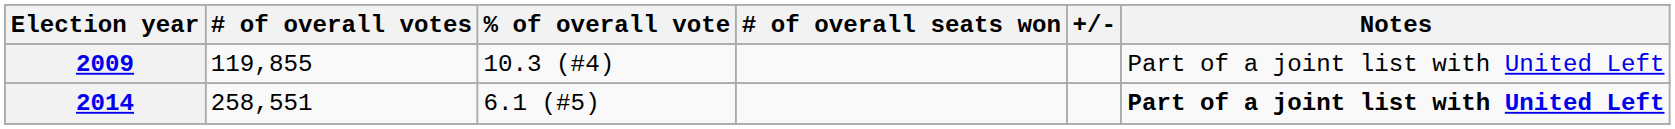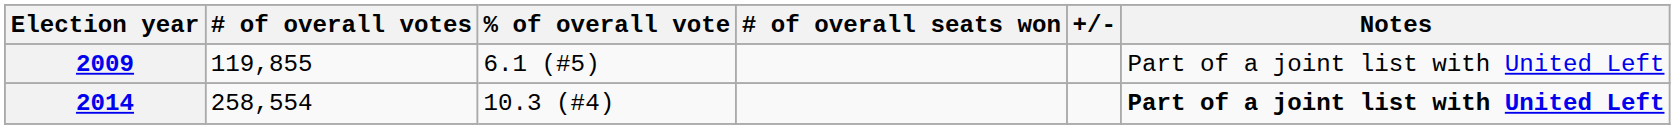(549, 64) 10.3 (#4) -> (542, 64) 6.1 (#5)
(262, 103) 258,551 -> (262, 103) 258,554
(542, 103) 6.1 (#5) -> (549, 103) 10.3 (#4)
